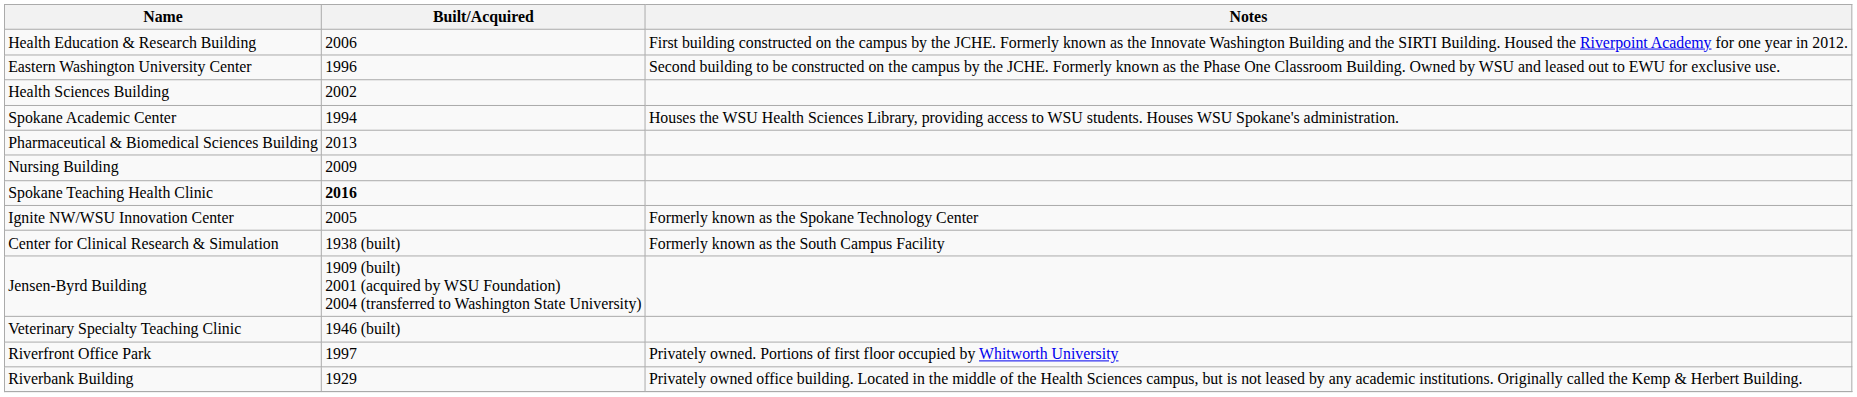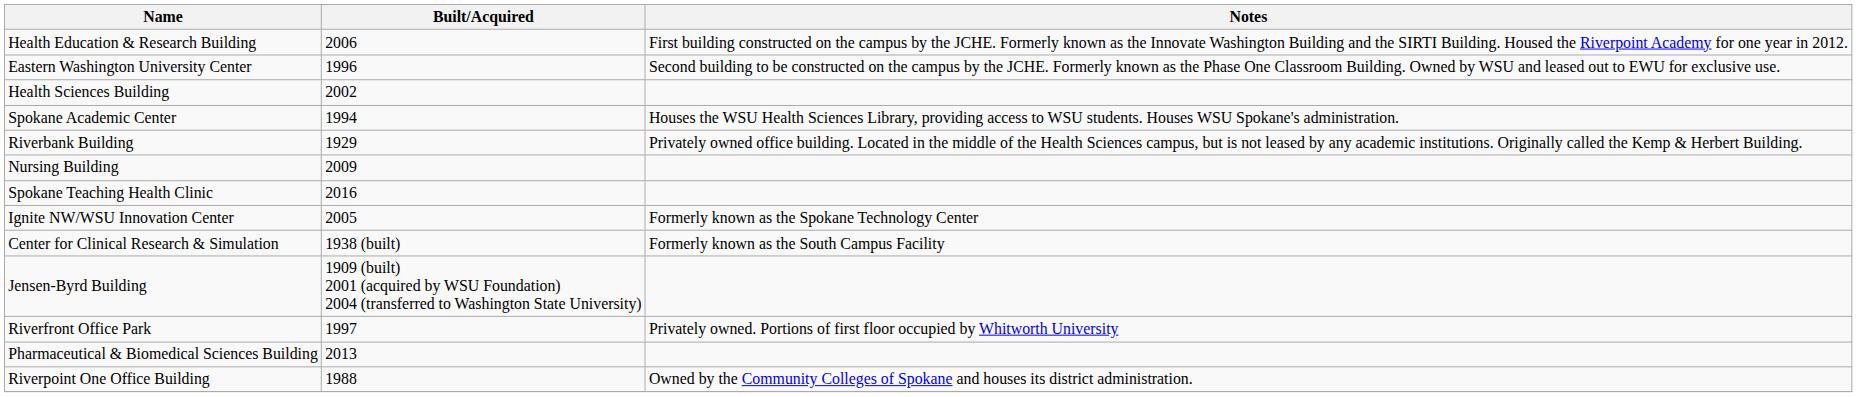rows swapped: (163, 142) <-> (71, 379)
(341, 192) bold -> (341, 192) normal
- row: (125, 329)
+ row: (109, 379)
